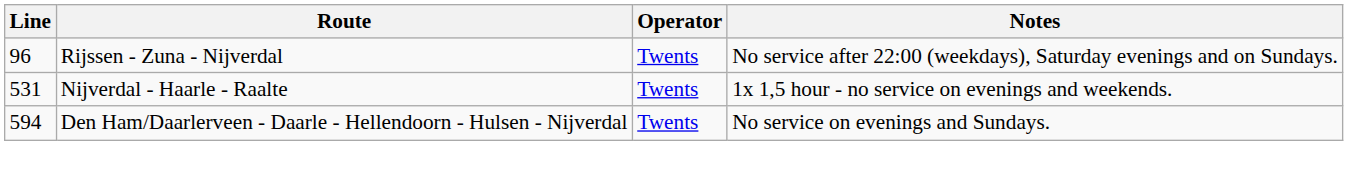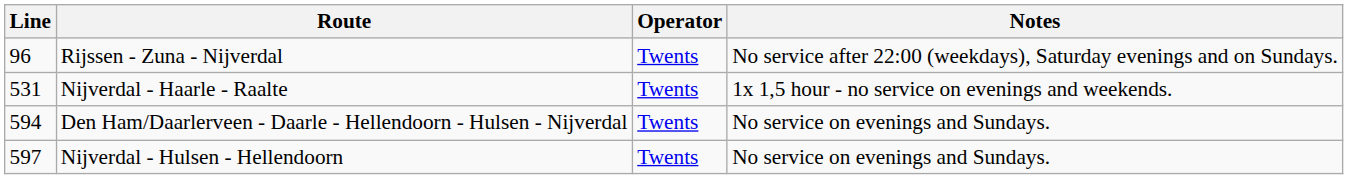+ row: (202, 156)
